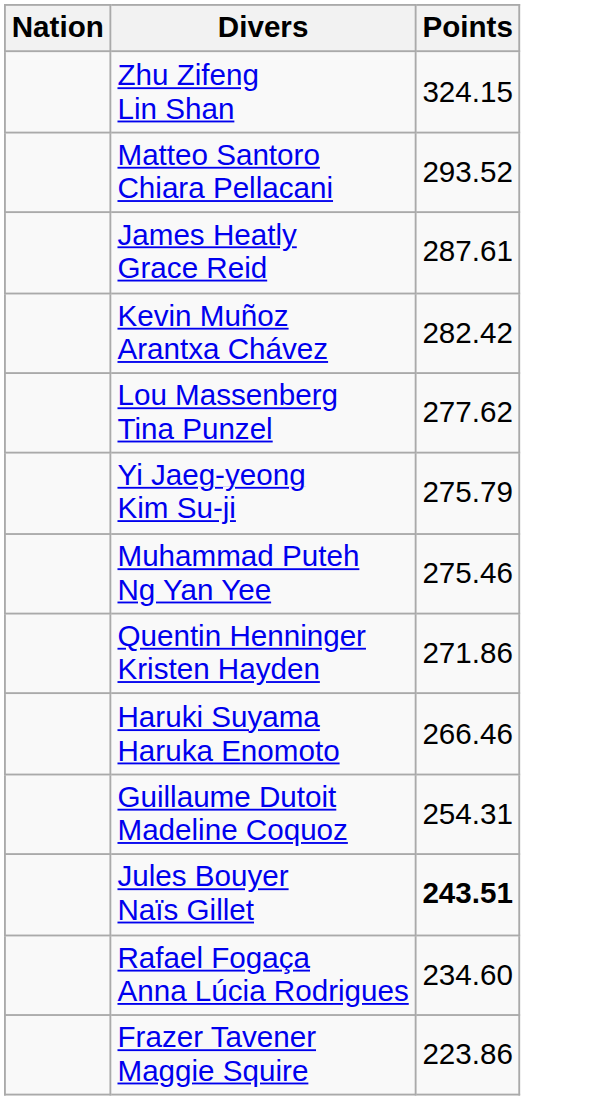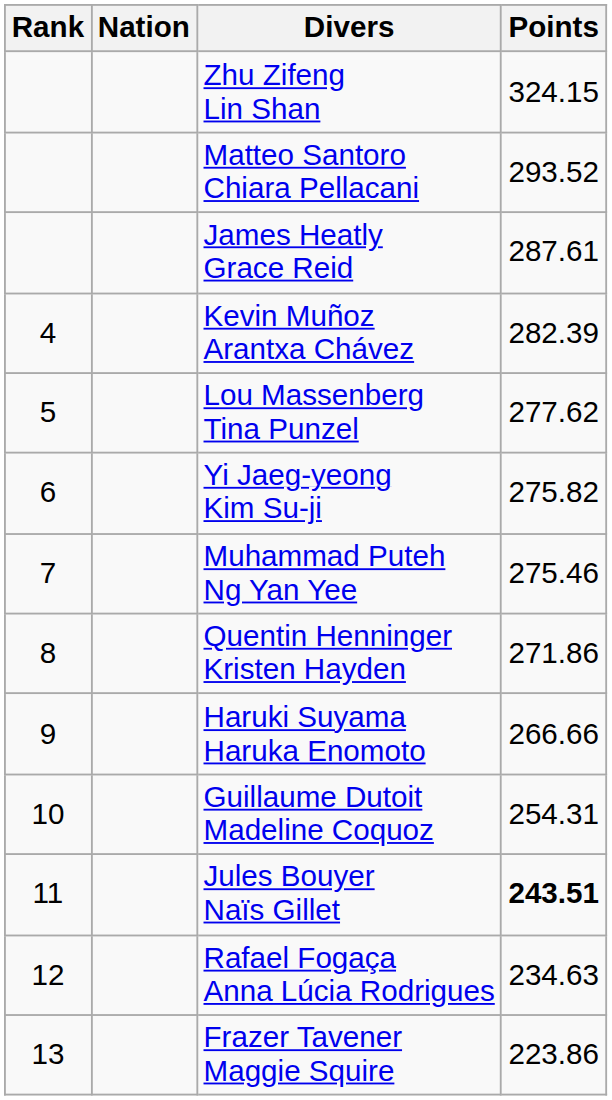+ column: (48, 27)
(468, 332) 282.42 -> (554, 332) 282.39
(468, 492) 275.79 -> (554, 492) 275.82
(468, 733) 266.46 -> (554, 733) 266.66
(468, 974) 234.60 -> (554, 974) 234.63
